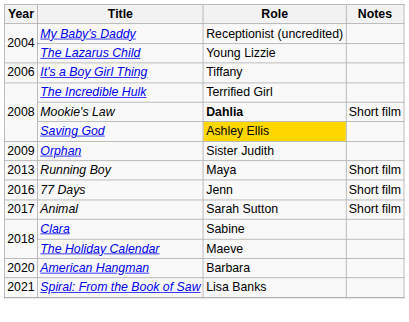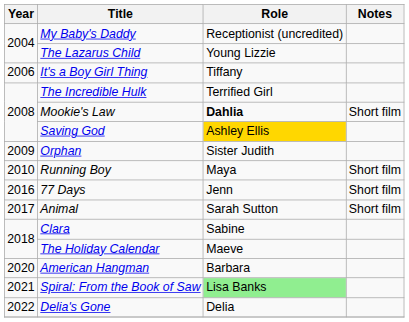(21, 170) 2013 -> (21, 170) 2010
(236, 287) no background -> (236, 287) lightgreen background
+ row: (75, 307)
